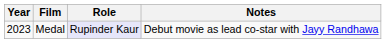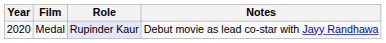(19, 30) 2023 -> (19, 30) 2020
